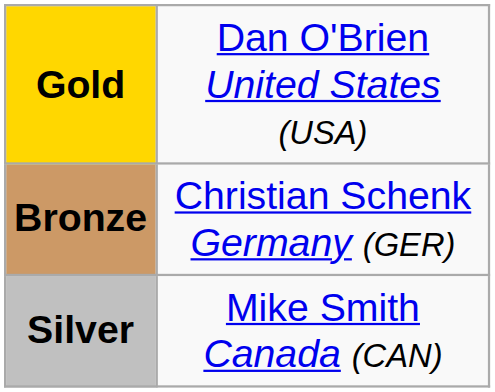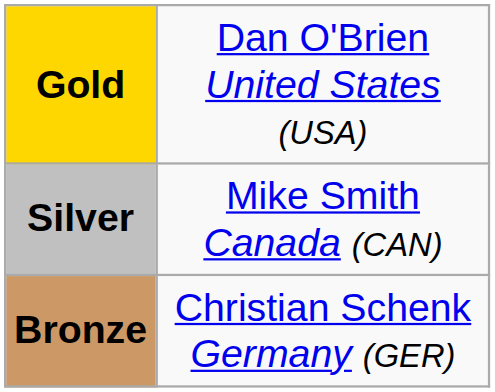rows swapped: (81, 329) <-> (81, 218)
